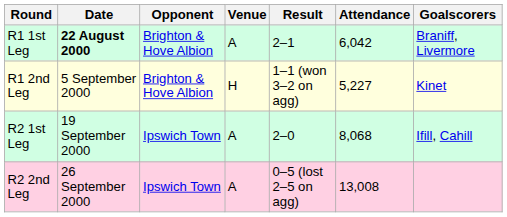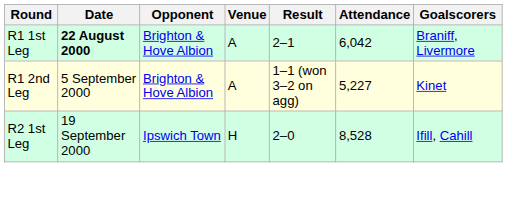(233, 86) H -> (232, 86) A
(232, 136) A -> (233, 136) H
(355, 136) 8,068 -> (355, 136) 8,528
- row: (29, 186)
